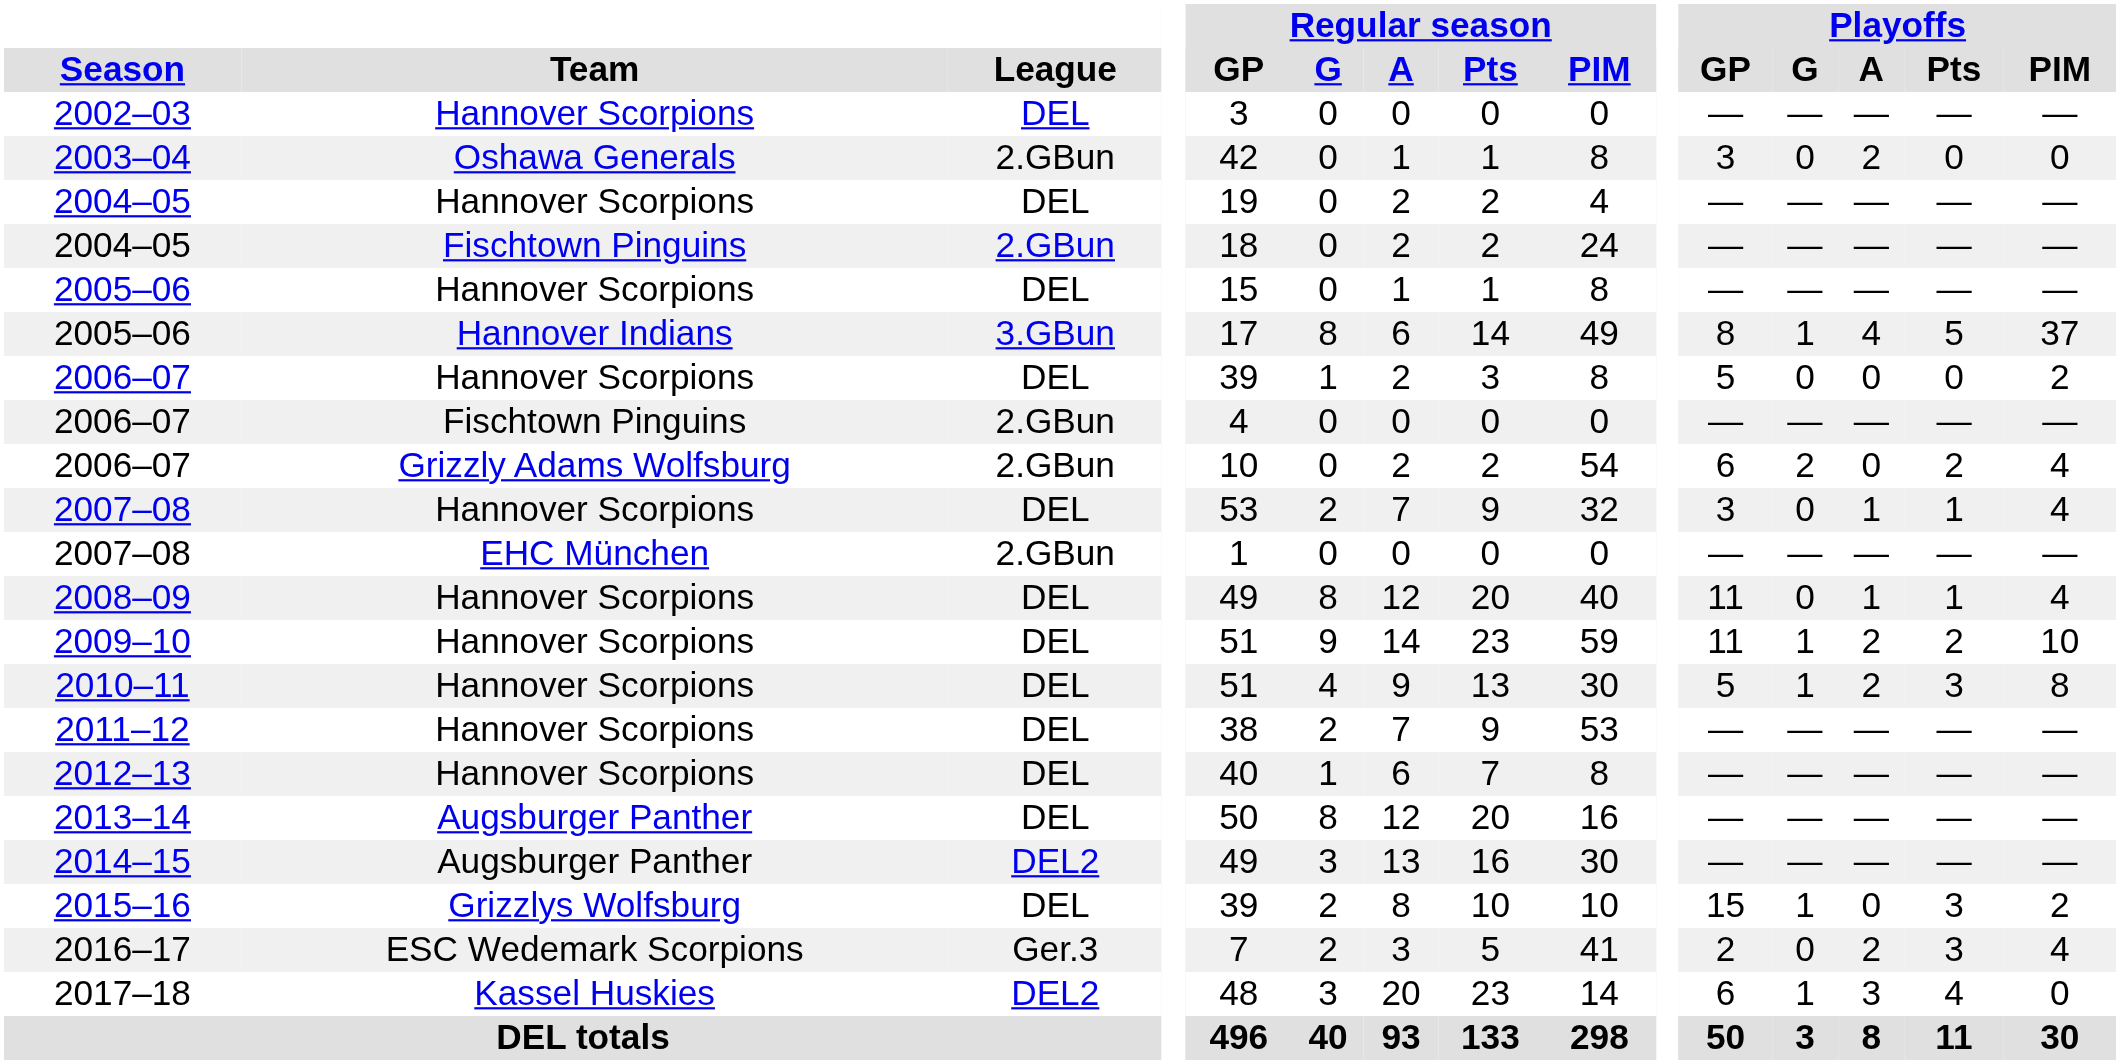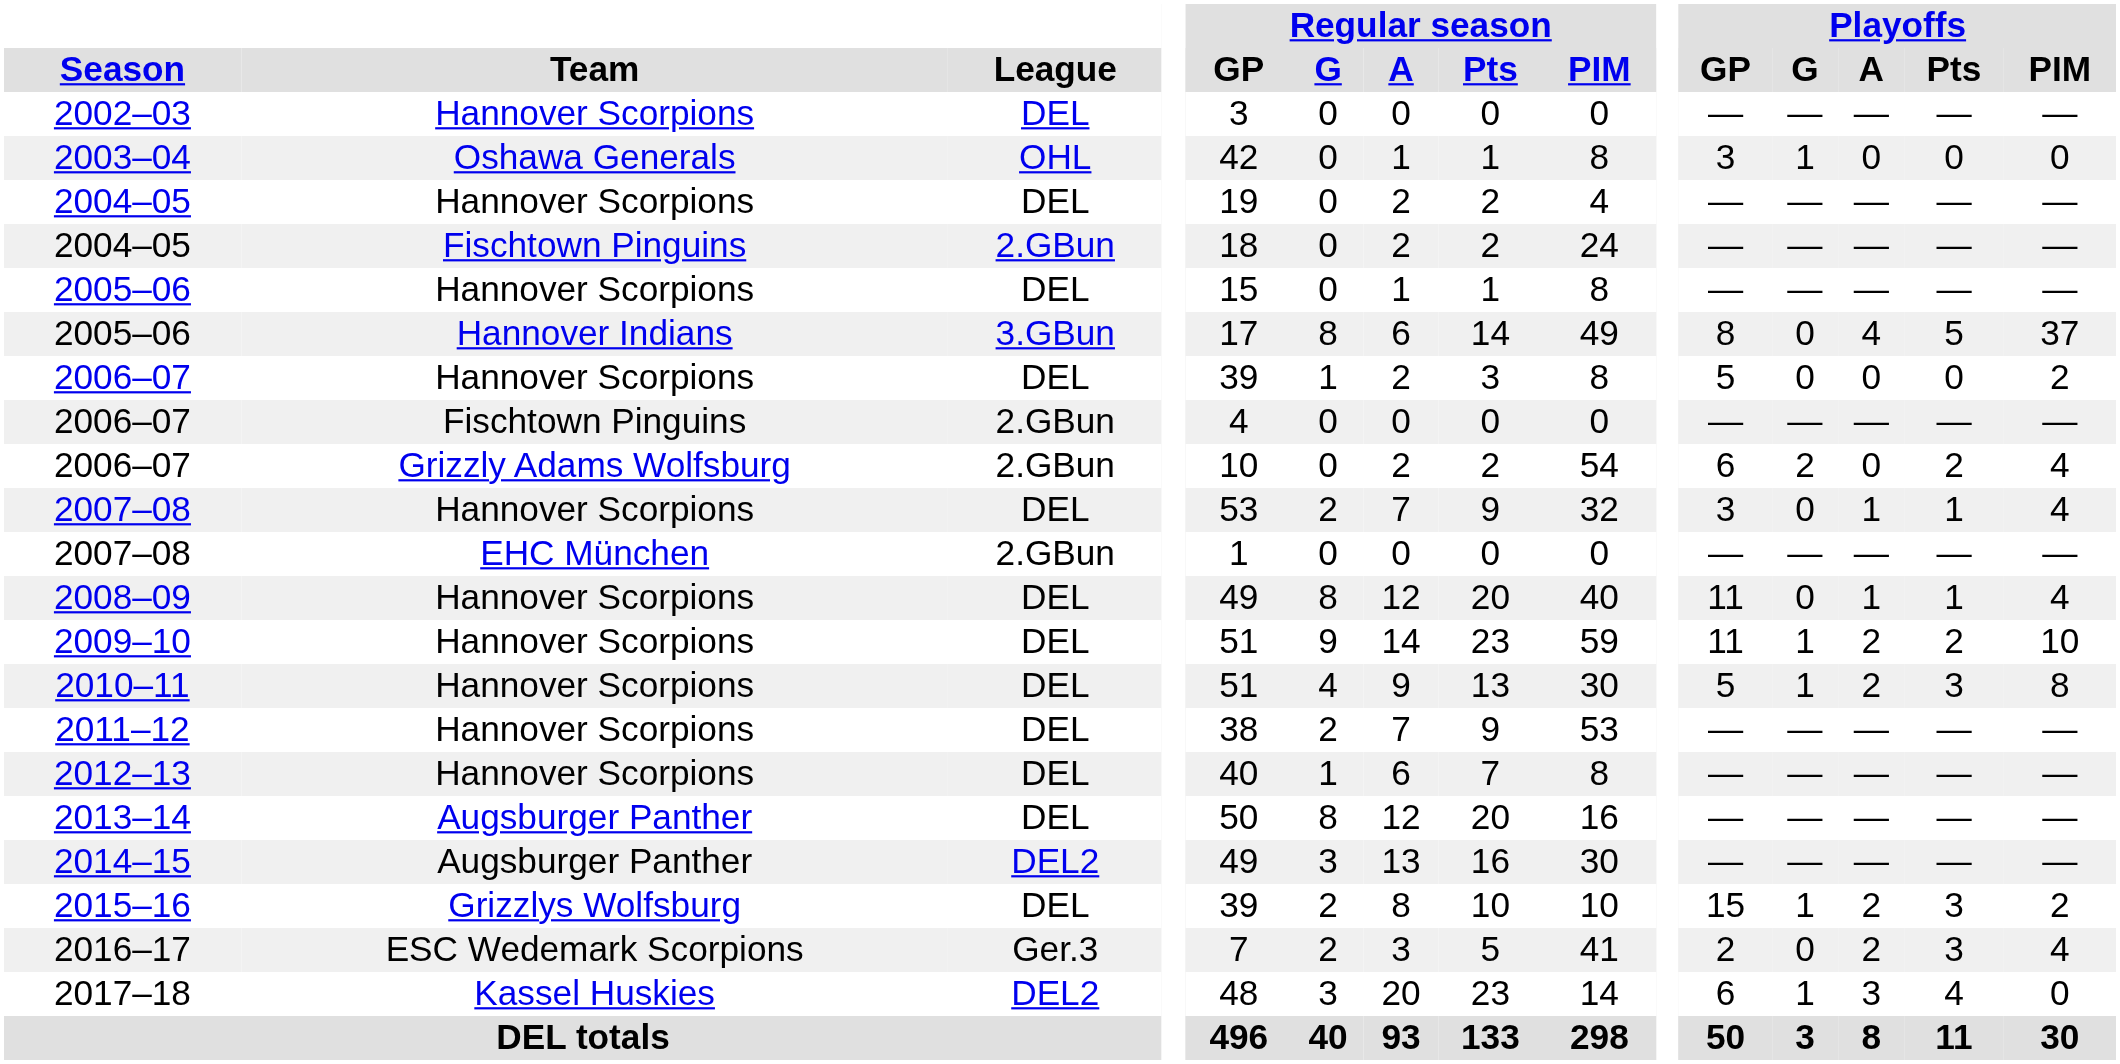(1055, 157) 2.GBun -> (1055, 157) OHL
(1805, 157) 0 -> (1805, 157) 1
(1871, 157) 2 -> (1871, 157) 0
(1805, 333) 1 -> (1805, 333) 0
(1871, 905) 0 -> (1871, 905) 2
